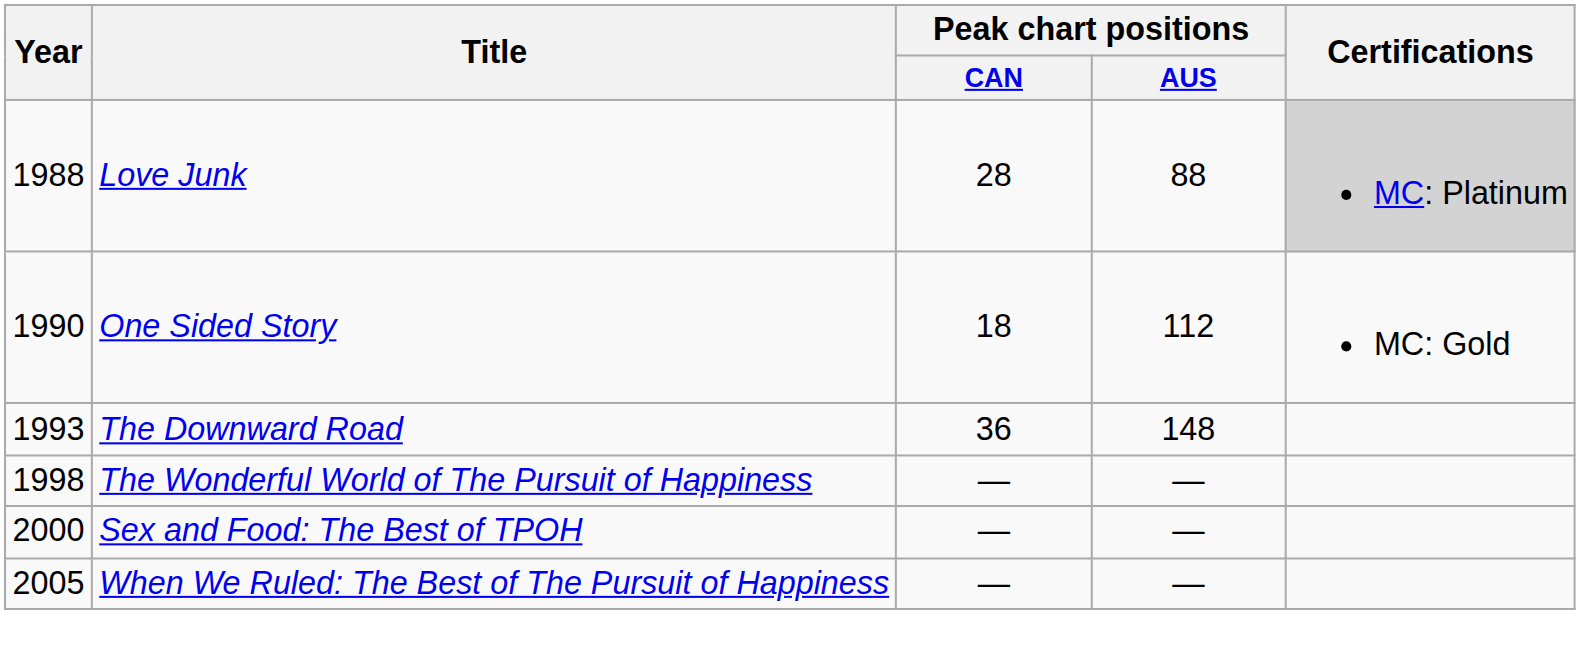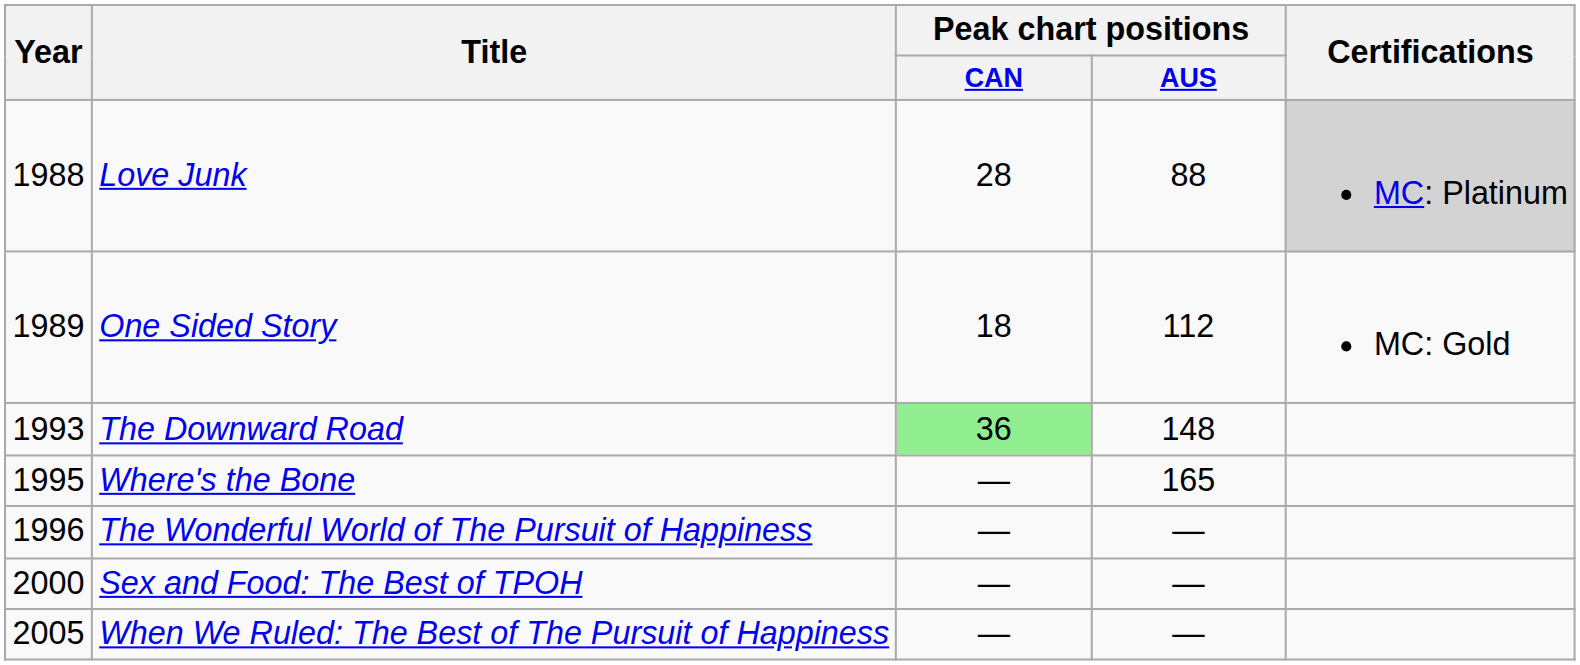(48, 327) 1990 -> (48, 327) 1989
(994, 428) no background -> (994, 428) lightgreen background
+ row: (227, 480)
(48, 480) 1998 -> (48, 531) 1996
